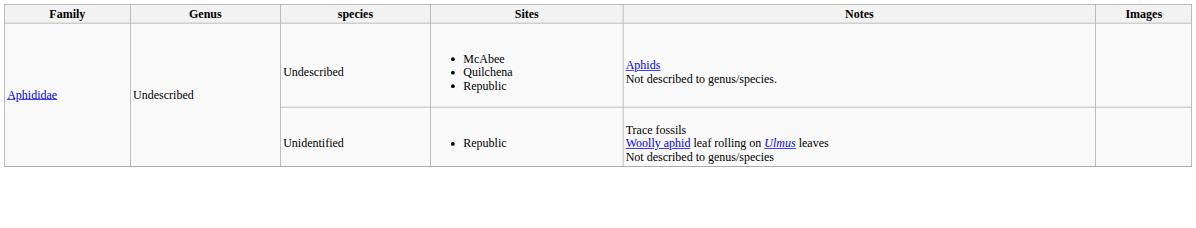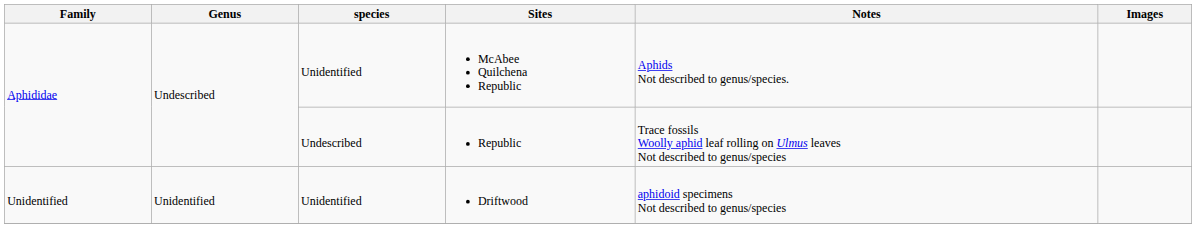(313, 72) Undescribed -> (331, 72) Unidentified
(313, 143) Unidentified -> (331, 143) Undescribed
+ row: (540, 201)
